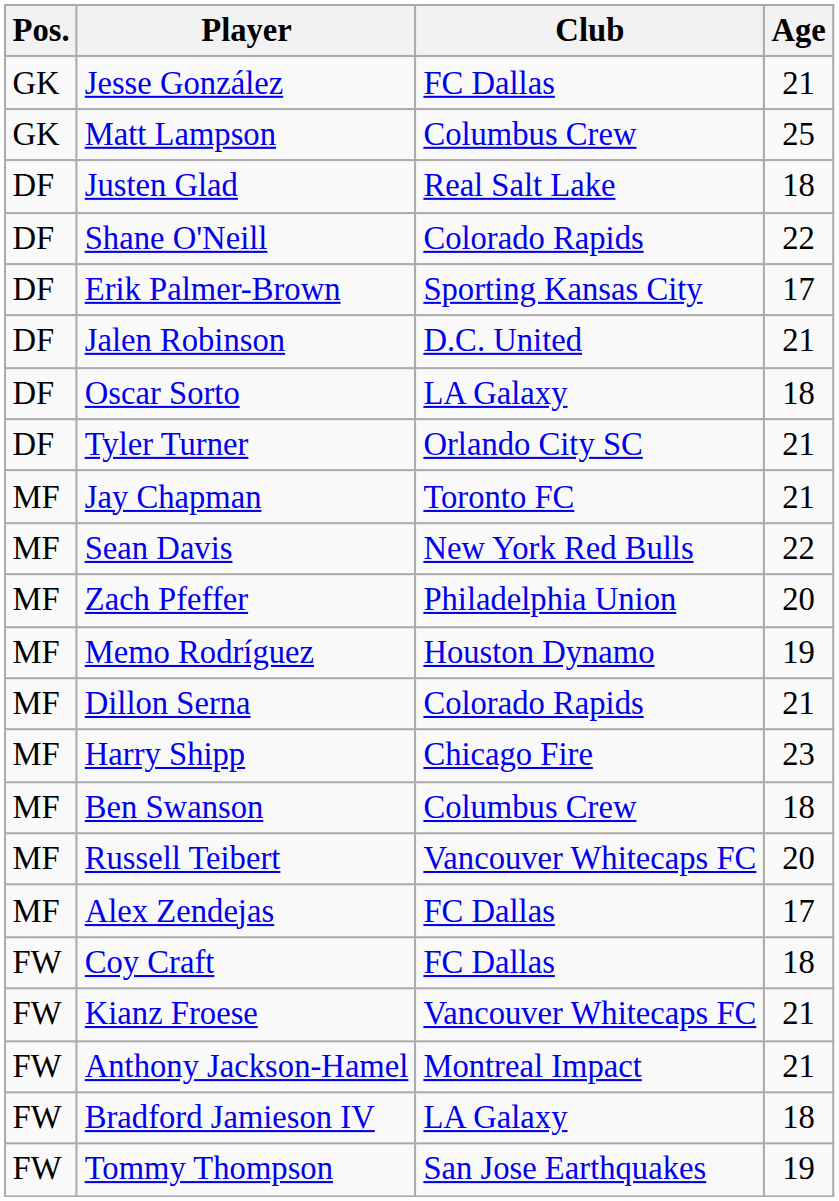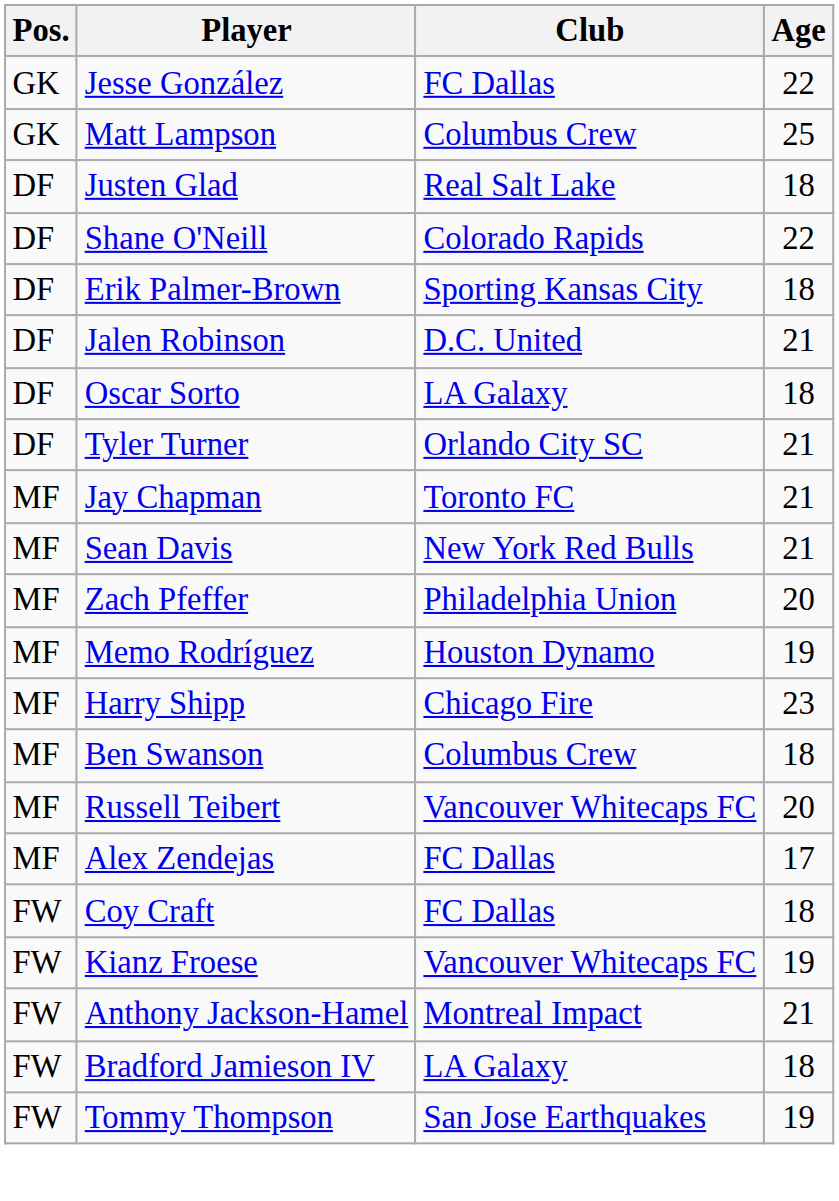(799, 82) 21 -> (799, 82) 22
(799, 289) 17 -> (799, 289) 18
(799, 548) 22 -> (799, 548) 21
- row: (168, 703)
(799, 1013) 21 -> (799, 962) 19
